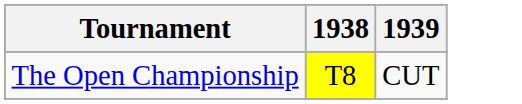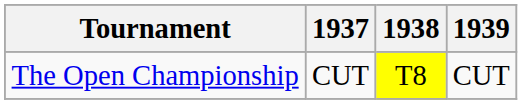+ column: (340, 28)
